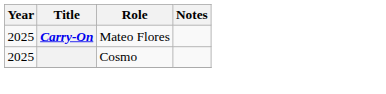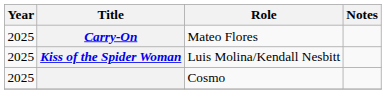+ row: (111, 57)
